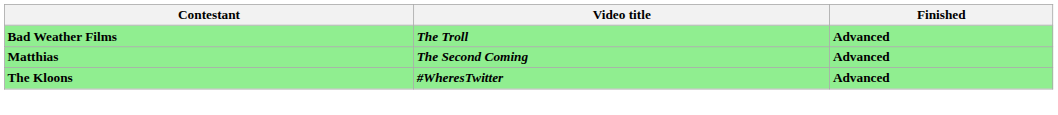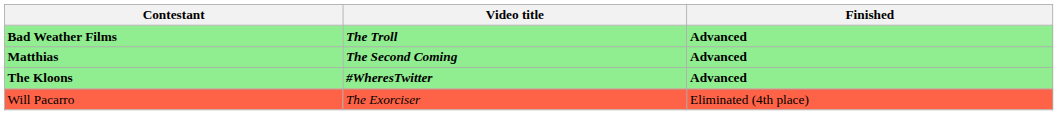+ row: (41, 99)
